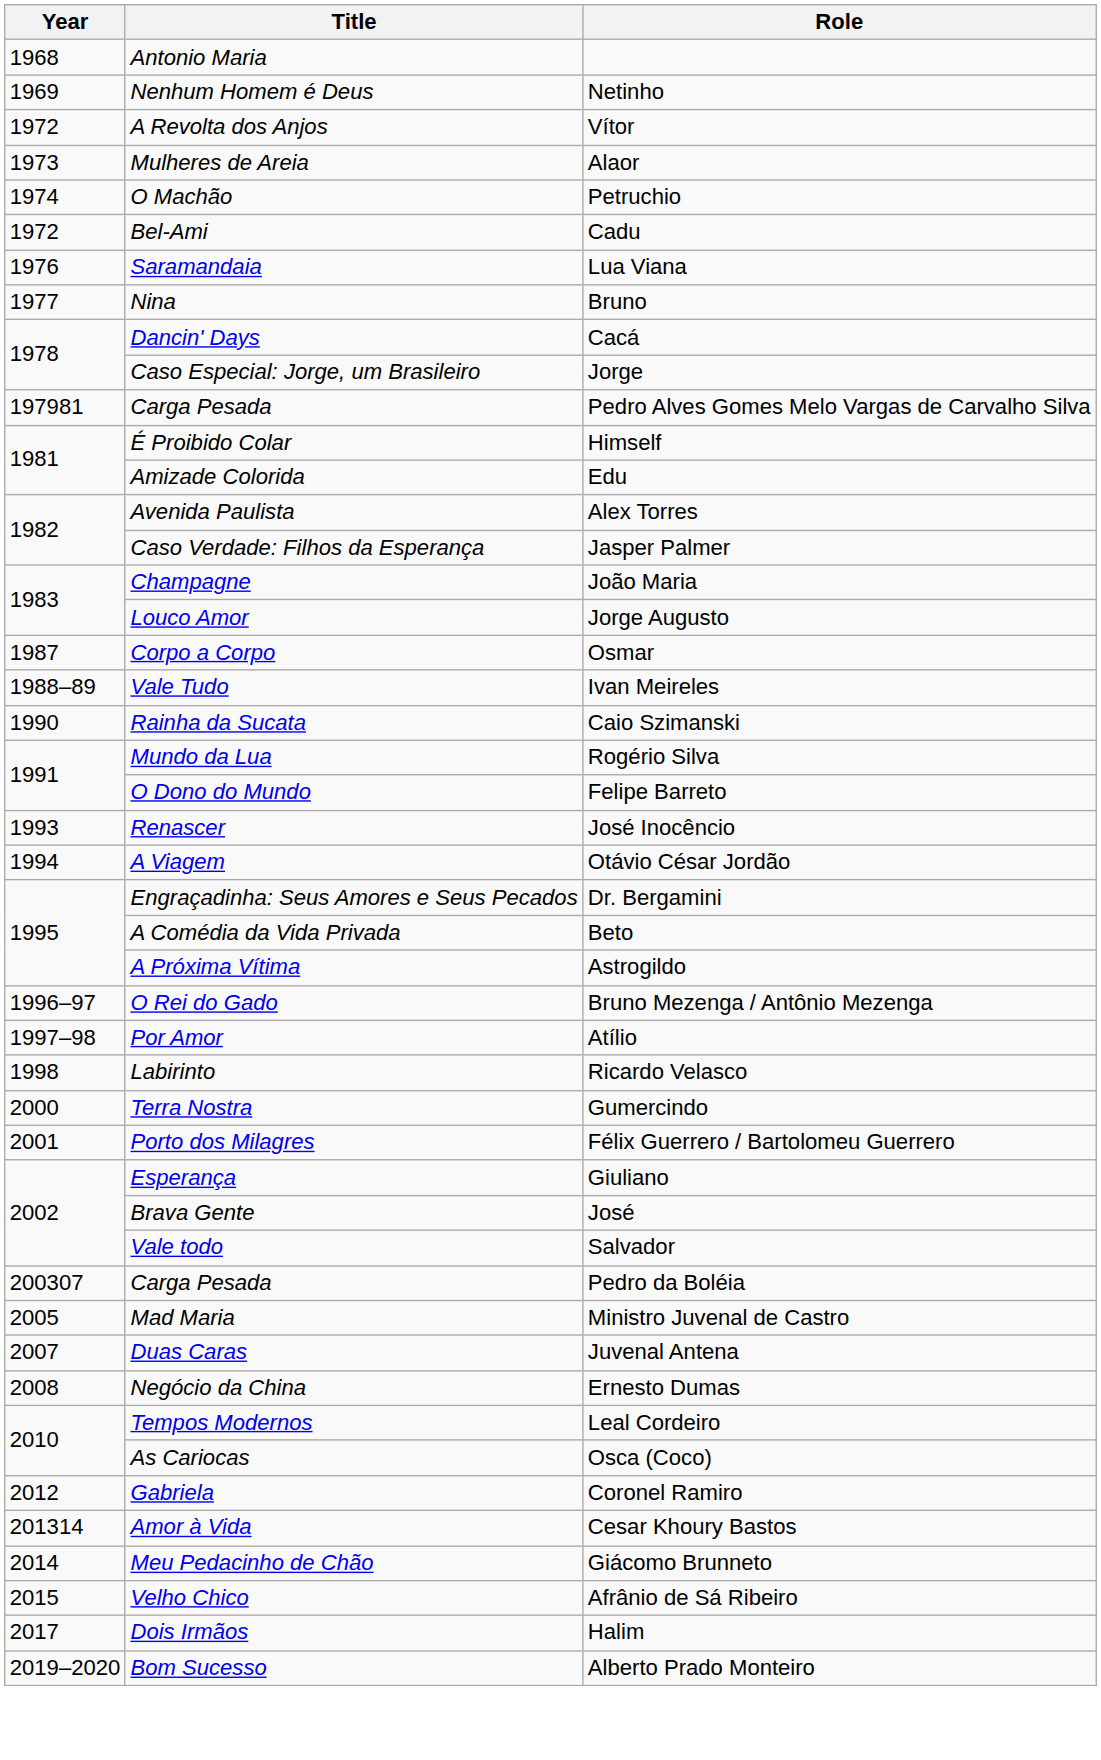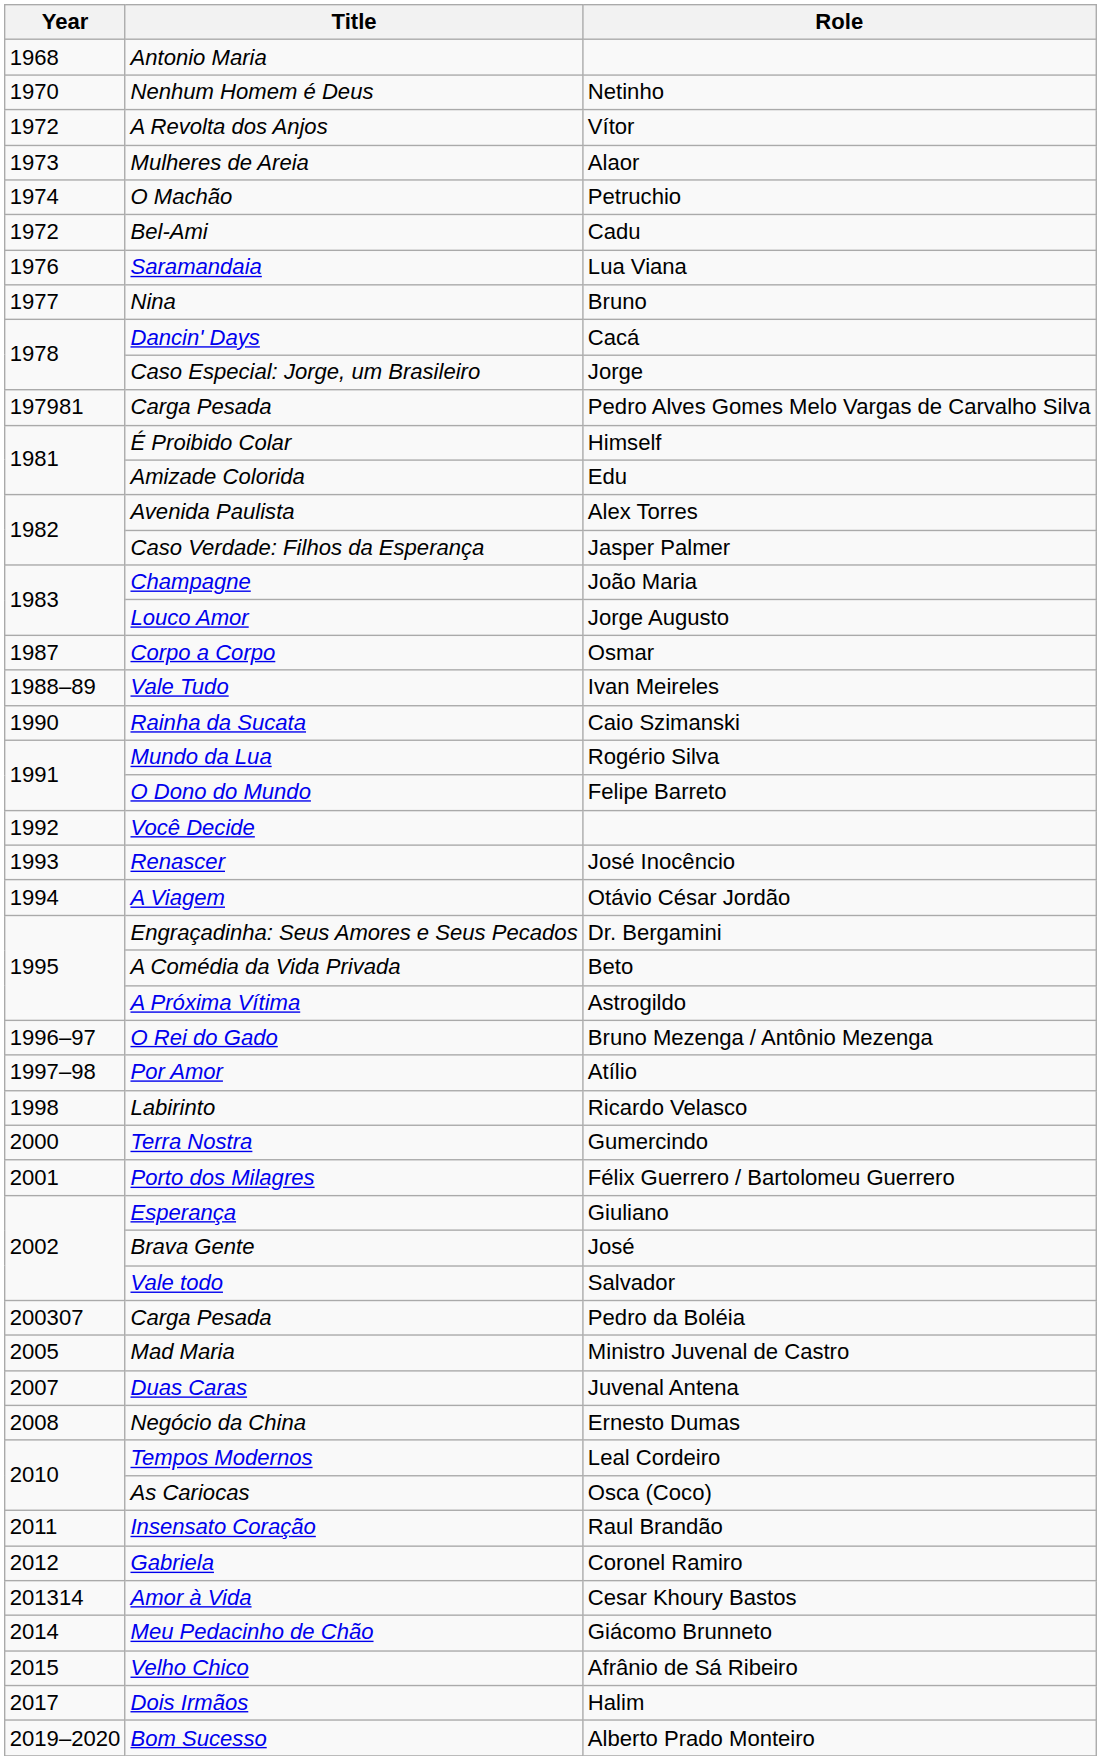(34, 92) 1969 -> (34, 92) 1970
+ row: (193, 827)
+ row: (223, 1527)
